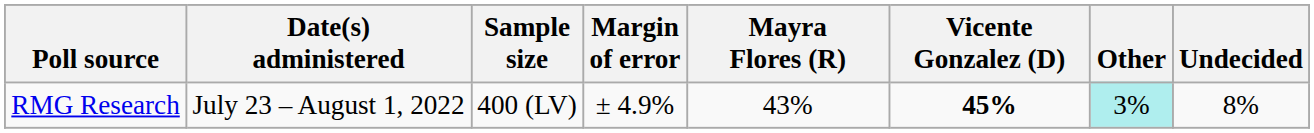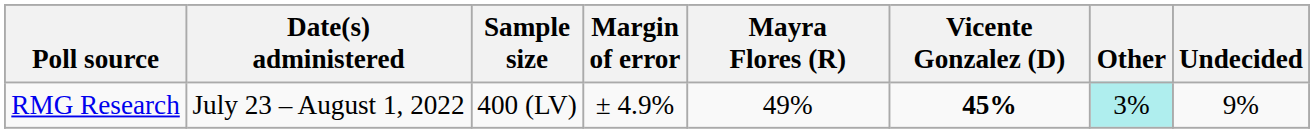(788, 104) 43% -> (788, 104) 49%
(1241, 104) 8% -> (1241, 104) 9%
